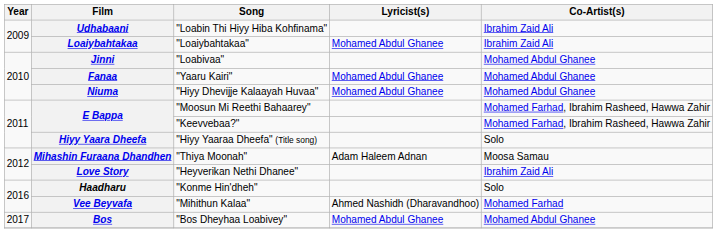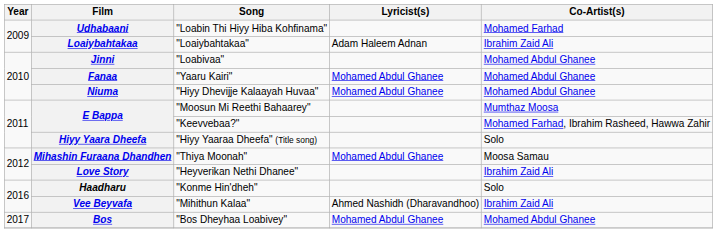(518, 28) Ibrahim Zaid Ali -> (524, 28) Mohamed Farhad
(388, 44) Mohamed Abdul Ghanee -> (379, 44) Adam Haleem Adnan
(597, 108) Mohamed Farhad, Ibrahim Rasheed, Hawwa Zahir -> (521, 108) Mumthaz Moosa
(379, 156) Adam Haleem Adnan -> (388, 156) Mohamed Abdul Ghanee
(524, 204) Mohamed Farhad -> (518, 204) Ibrahim Zaid Ali
